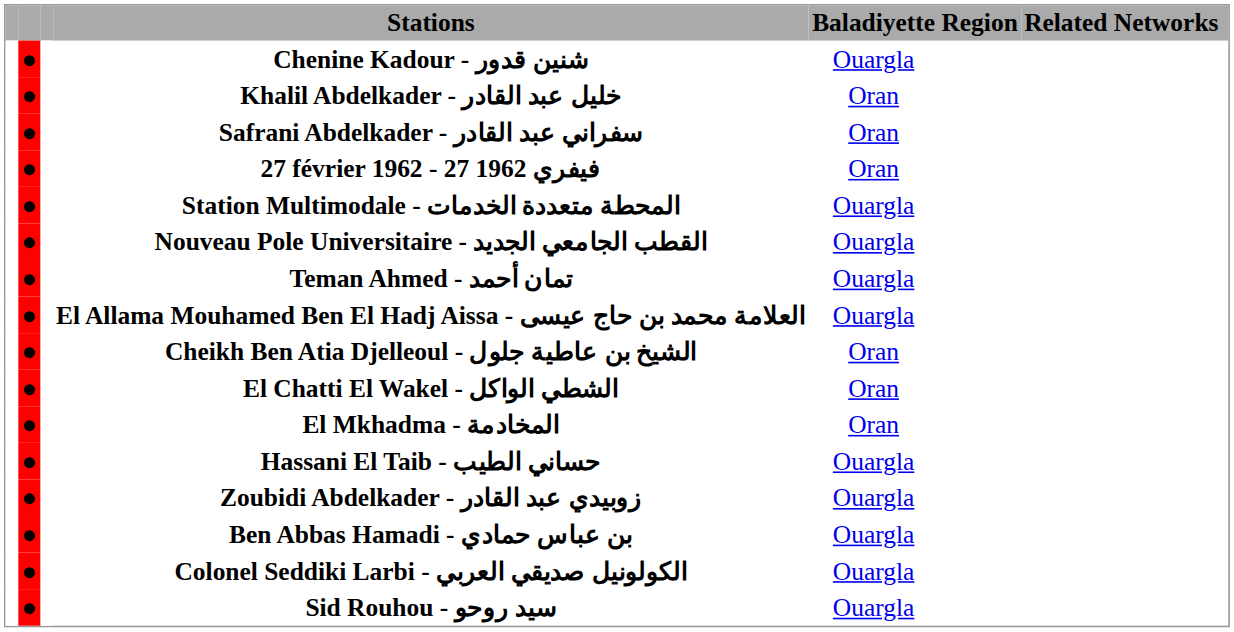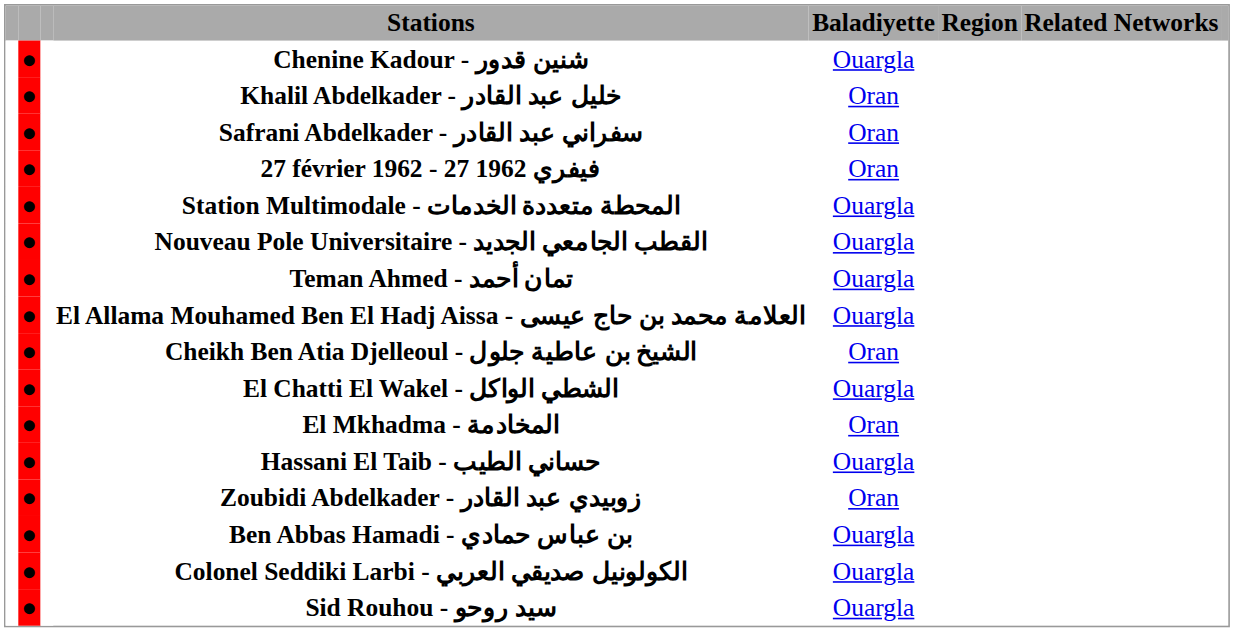(874, 387) Oran -> (874, 387) Ouargla
(874, 497) Ouargla -> (874, 497) Oran
